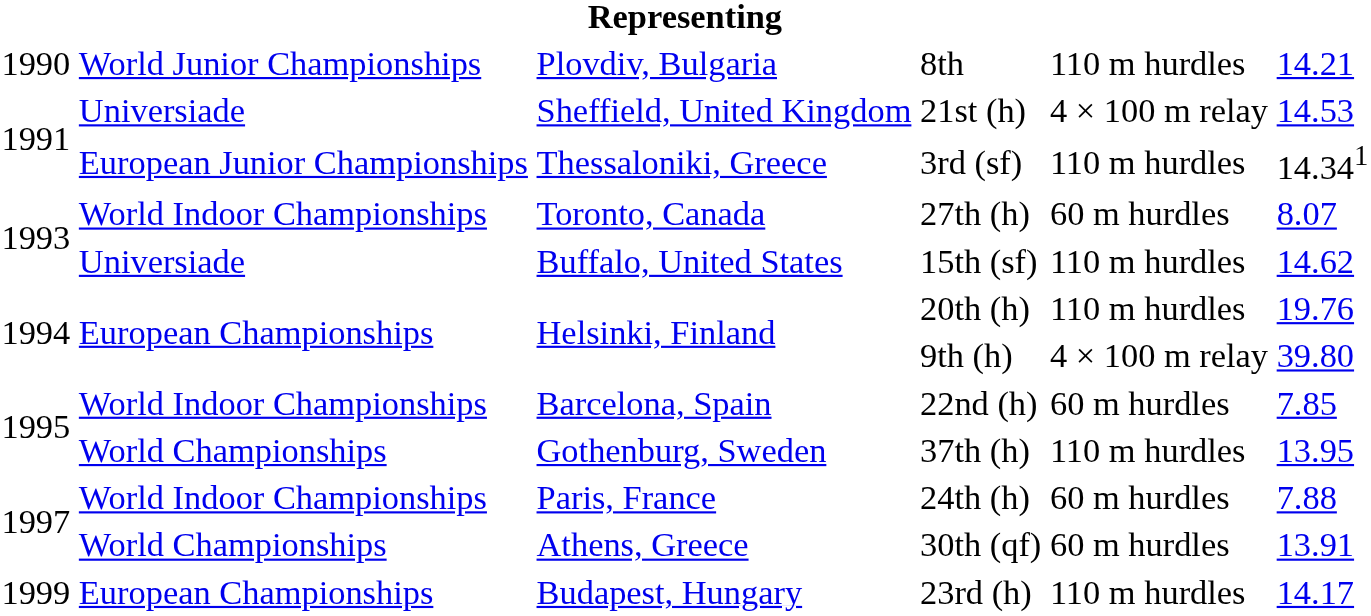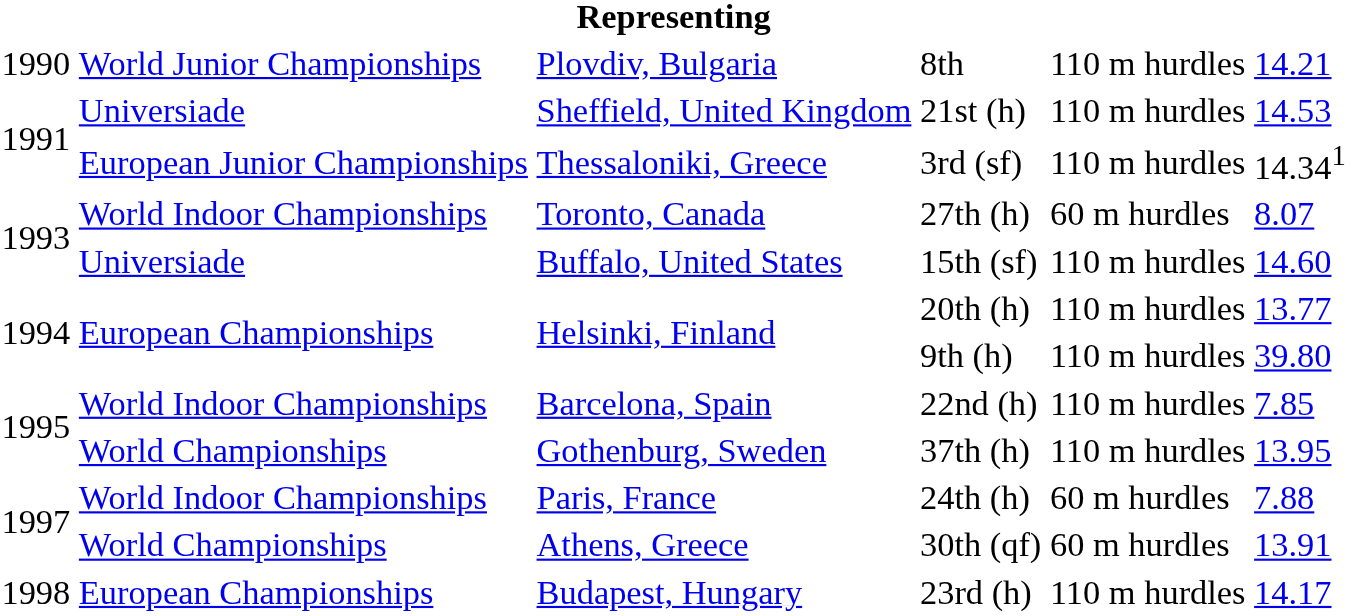(1159, 110) 4 × 100 m relay -> (1148, 110) 110 m hurdles
(1315, 262) 14.62 -> (1293, 262) 14.60
(1315, 309) 19.76 -> (1293, 309) 13.77
(1159, 356) 4 × 100 m relay -> (1148, 356) 110 m hurdles
(1140, 403) 60 m hurdles -> (1148, 403) 110 m hurdles
(36, 593) 1999 -> (36, 593) 1998
